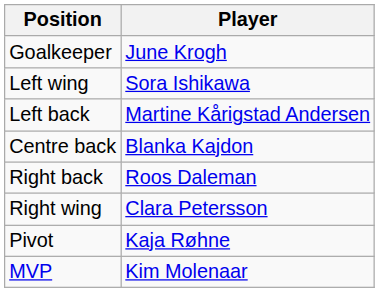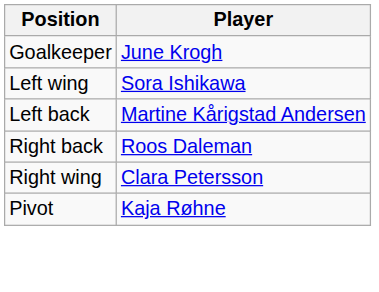- row: (63, 146)
- row: (31, 271)
